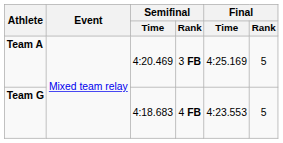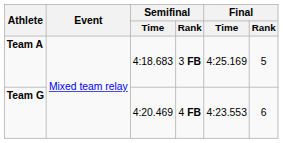(153, 62) 4:20.469 -> (153, 62) 4:18.683
(153, 113) 4:18.683 -> (153, 113) 4:20.469
(264, 113) 5 -> (264, 113) 6
